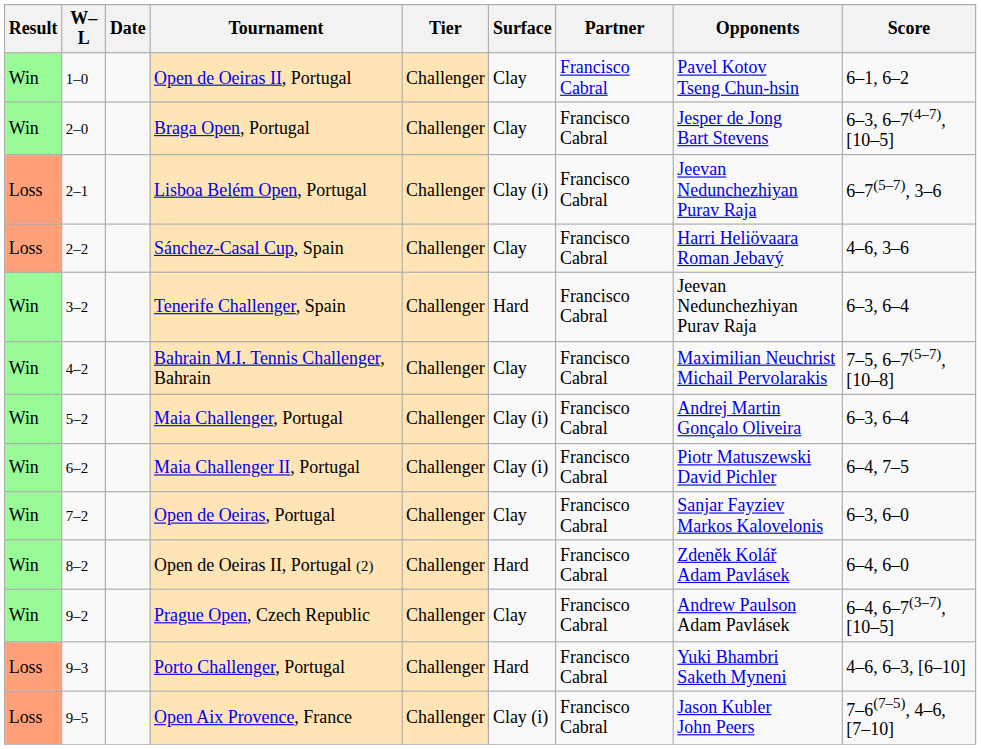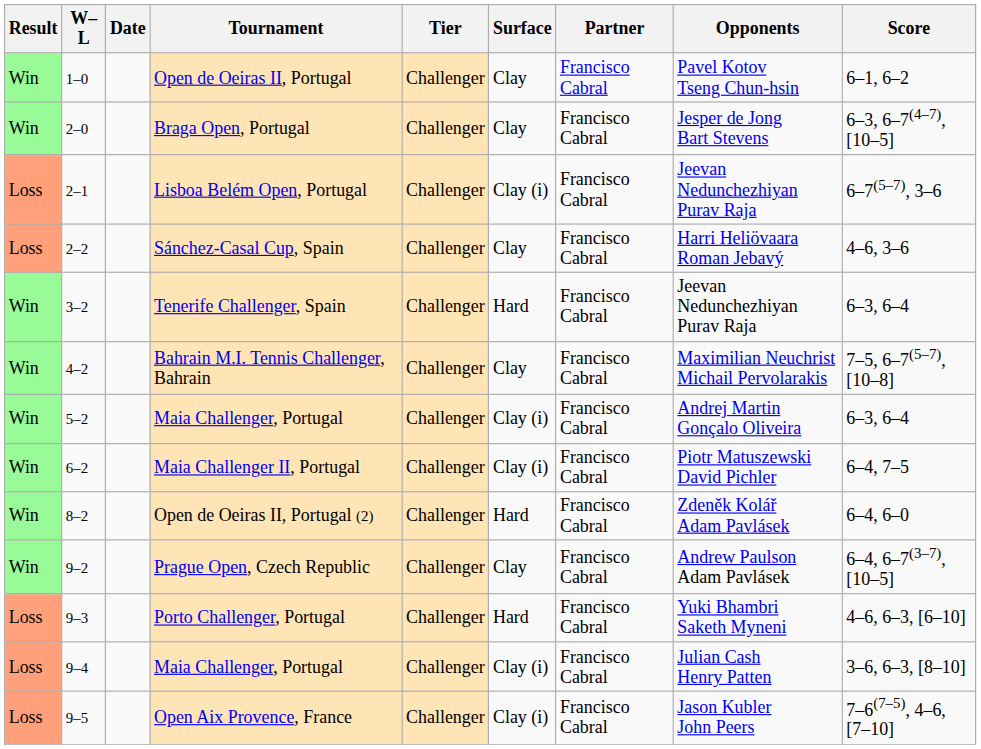- row: (77, 517)
+ row: (77, 667)
